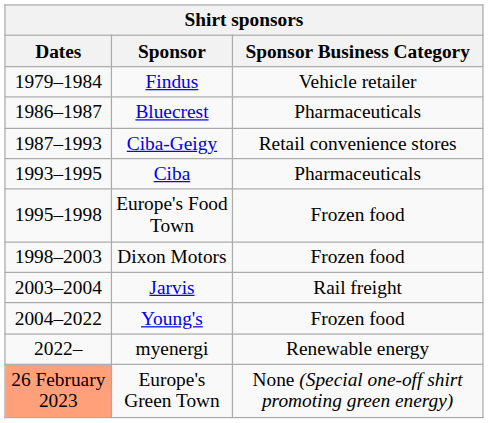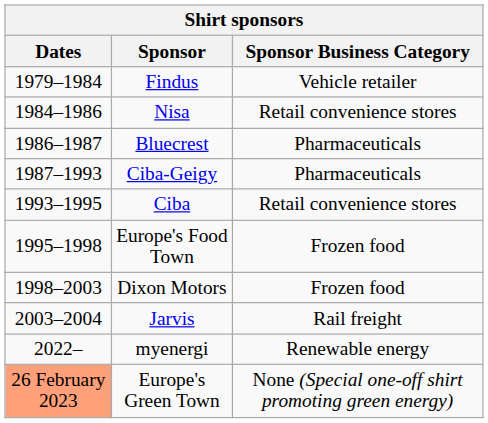+ row: (172, 112)
(358, 143) Retail convenience stores -> (358, 173) Pharmaceuticals
(358, 173) Pharmaceuticals -> (358, 204) Retail convenience stores
- row: (172, 318)
